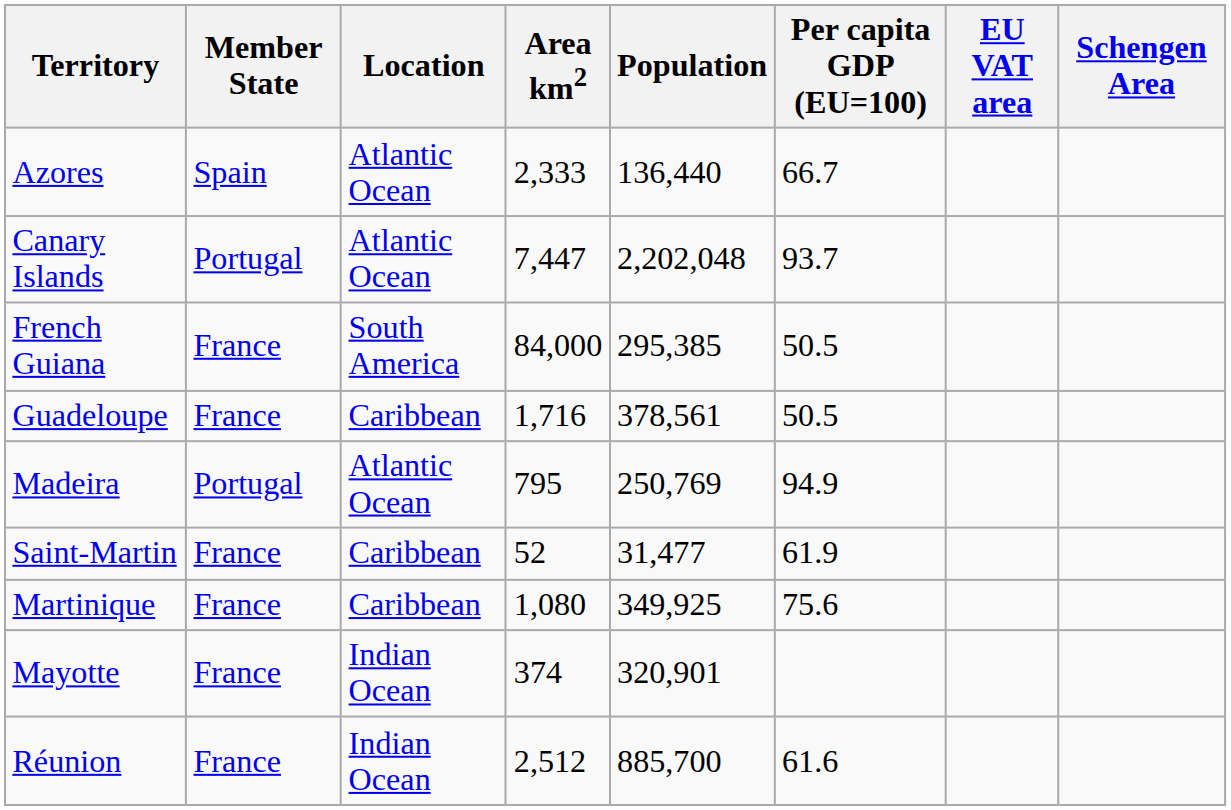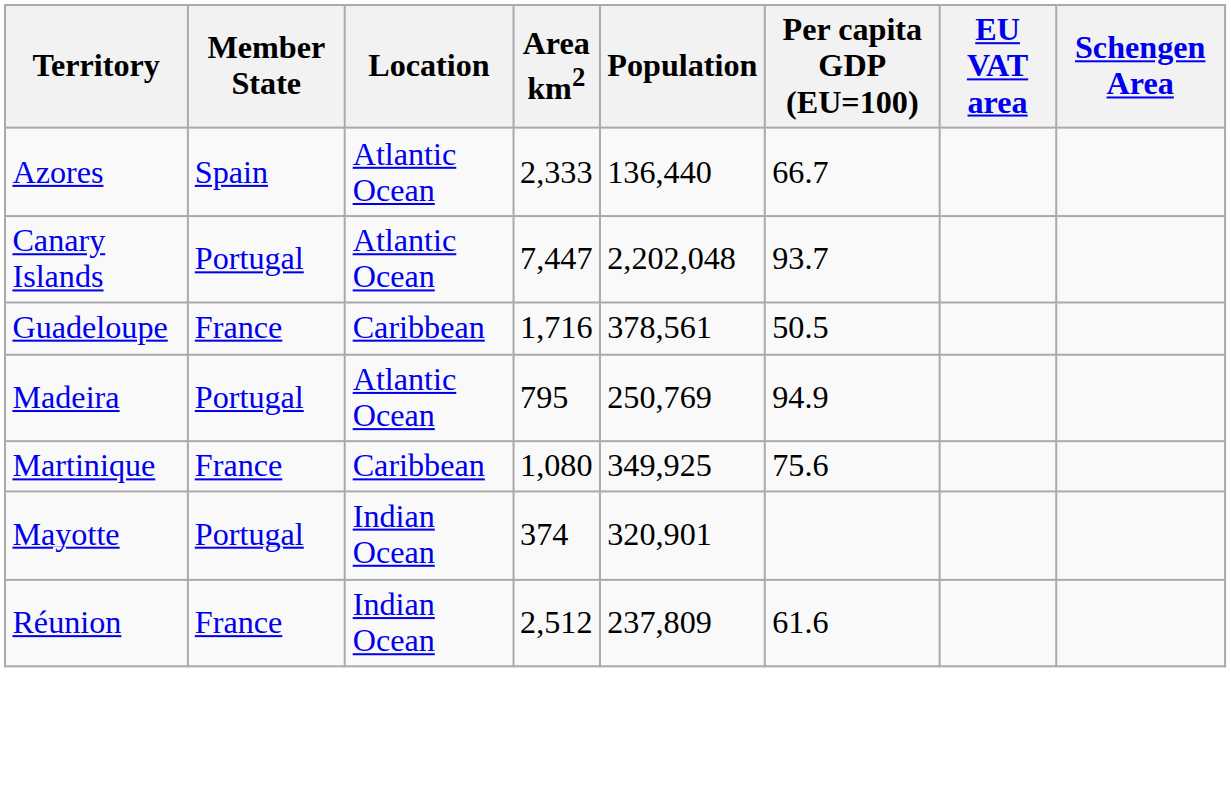- row: (59, 345)
- row: (95, 553)
(237, 673) France -> (249, 535) Portugal
(669, 760) 885,700 -> (660, 622) 237,809
